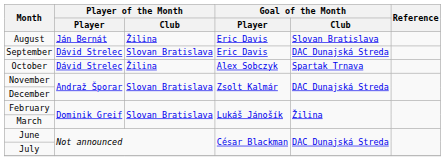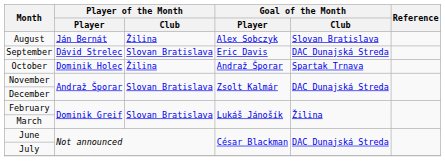(242, 39) Eric Davis -> (247, 39) Alex Sobczyk
(89, 66) Dávid Strelec -> (89, 66) Dominik Holec
(247, 66) Alex Sobczyk -> (250, 66) Andraž Šporar
